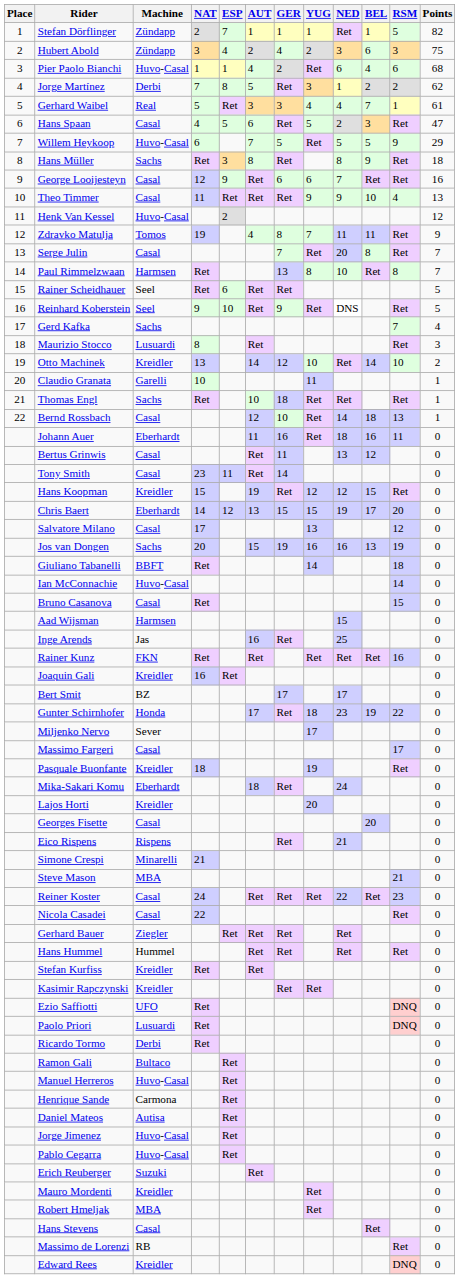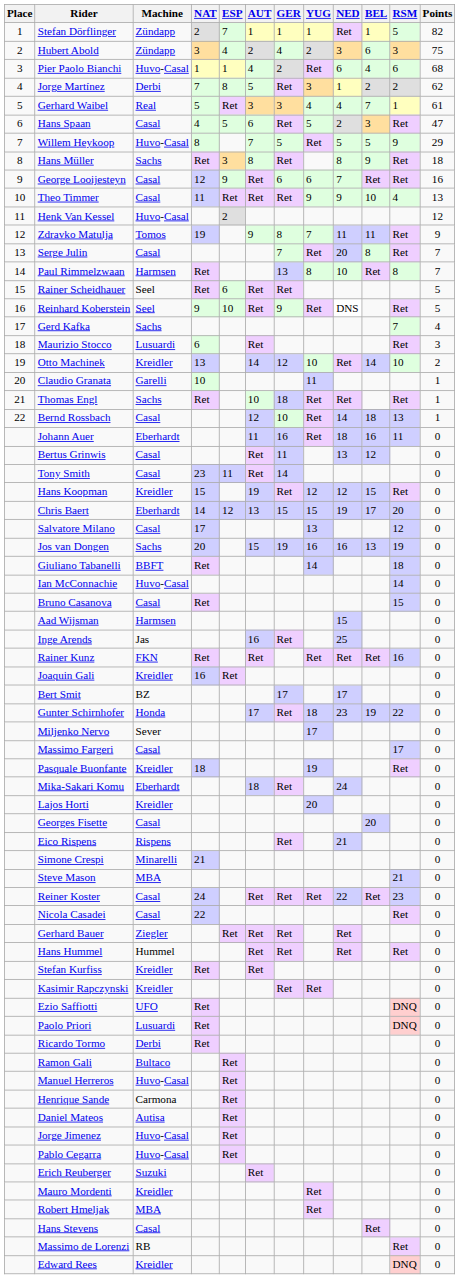(197, 142) 6 -> (197, 142) 8
(251, 234) 4 -> (251, 234) 9
(197, 344) 8 -> (197, 344) 6
